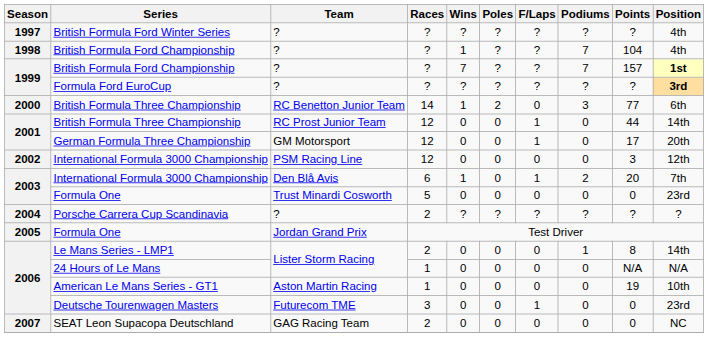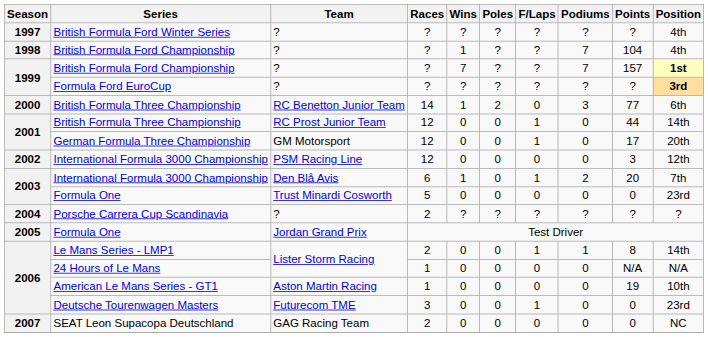(537, 250) 0 -> (537, 250) 1
